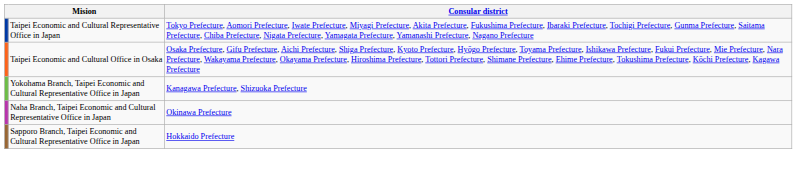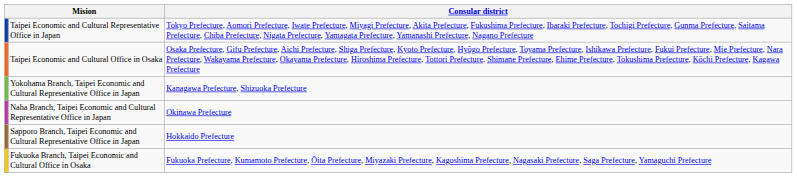+ row: (74, 160)
